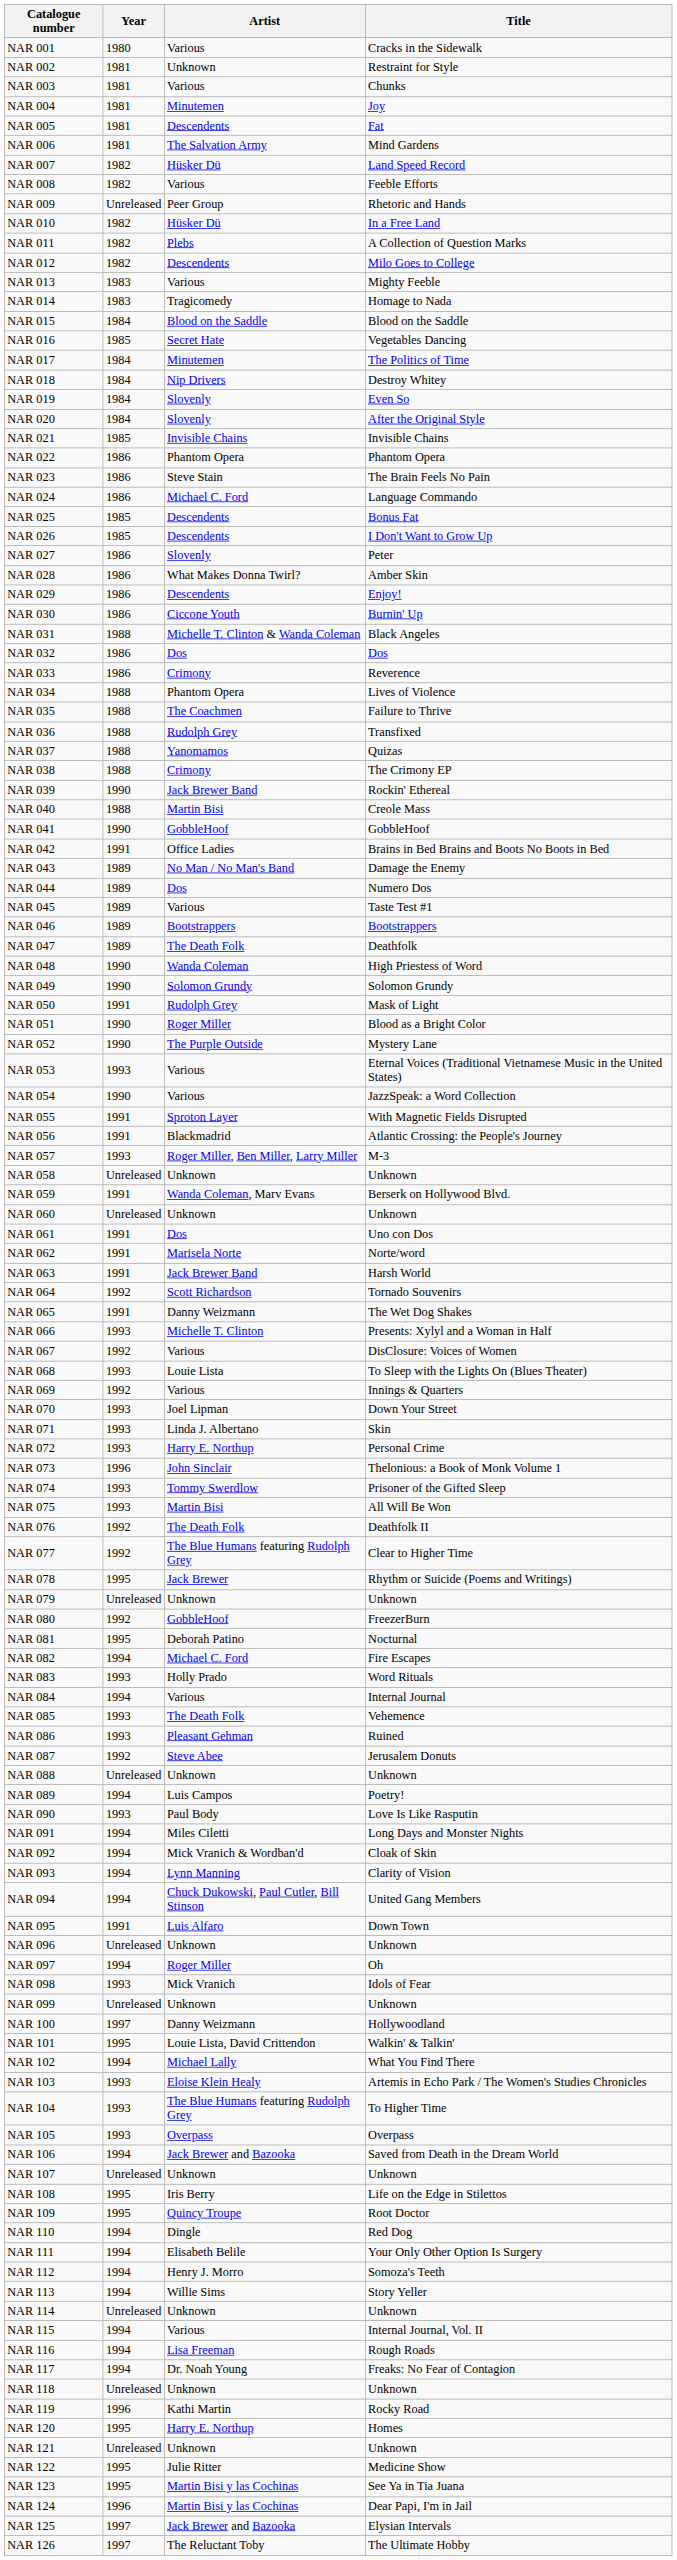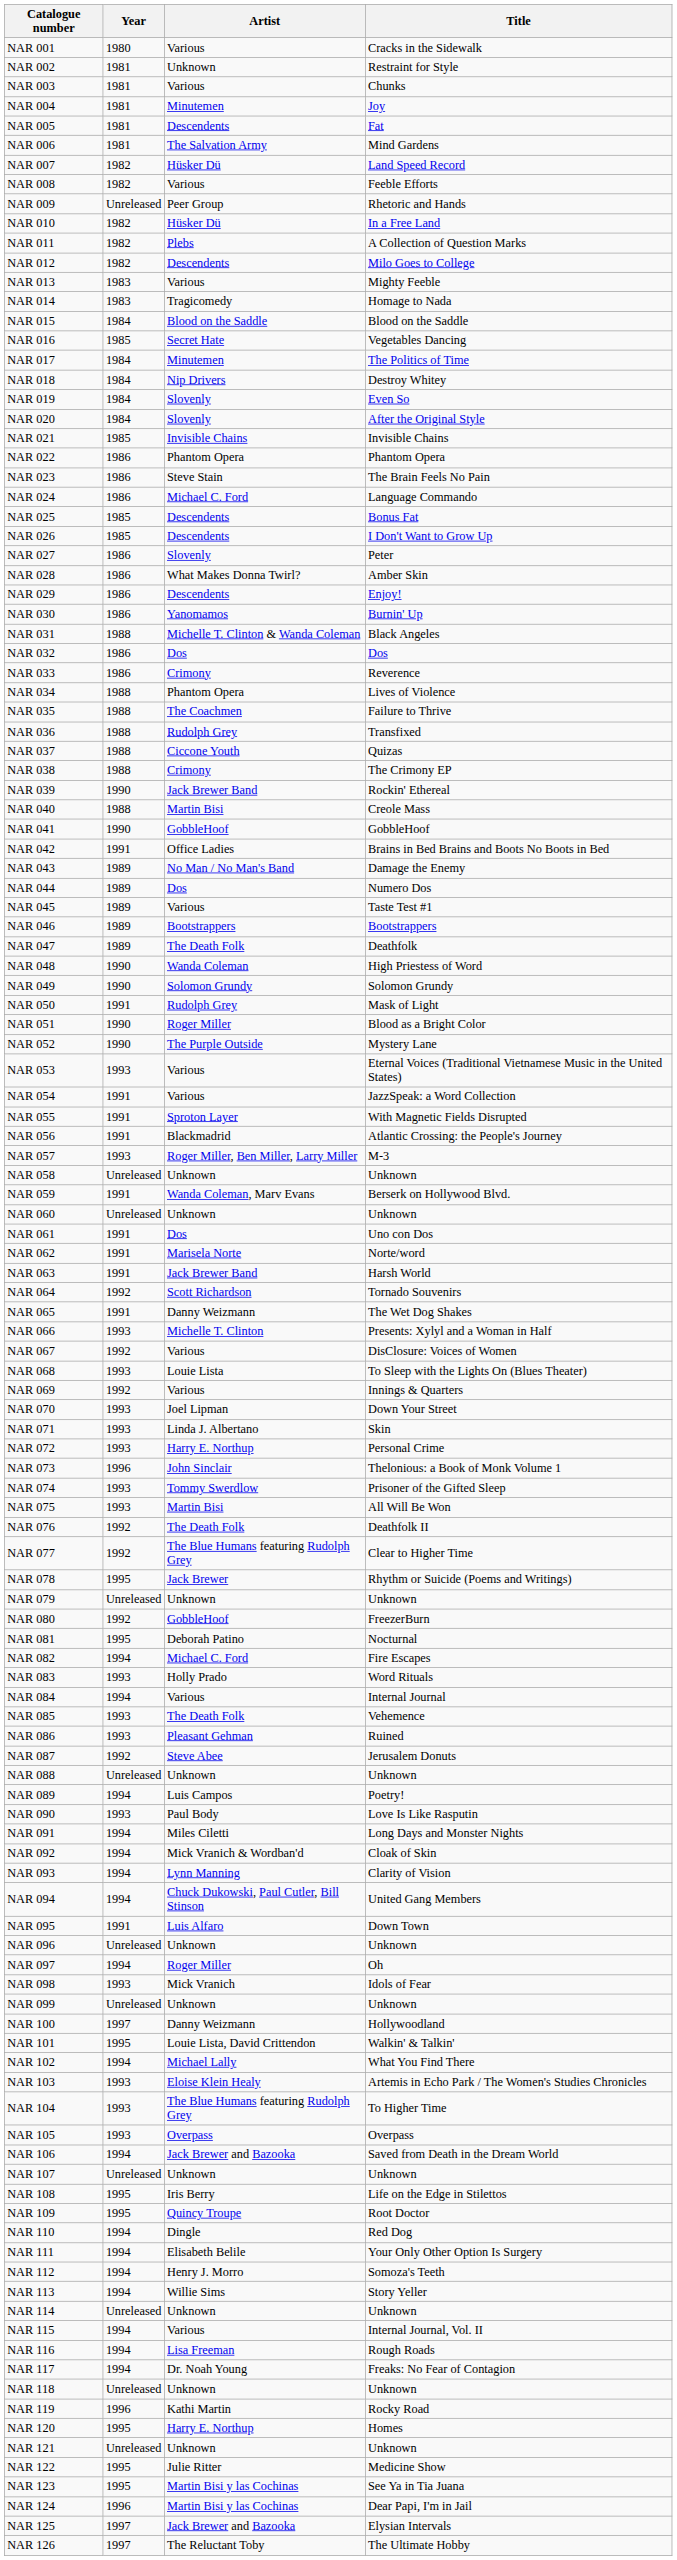(203, 614) Ciccone Youth -> (198, 614) Yanomamos
(198, 751) Yanomamos -> (203, 751) Ciccone Youth
(118, 1097) 1990 -> (118, 1097) 1991
